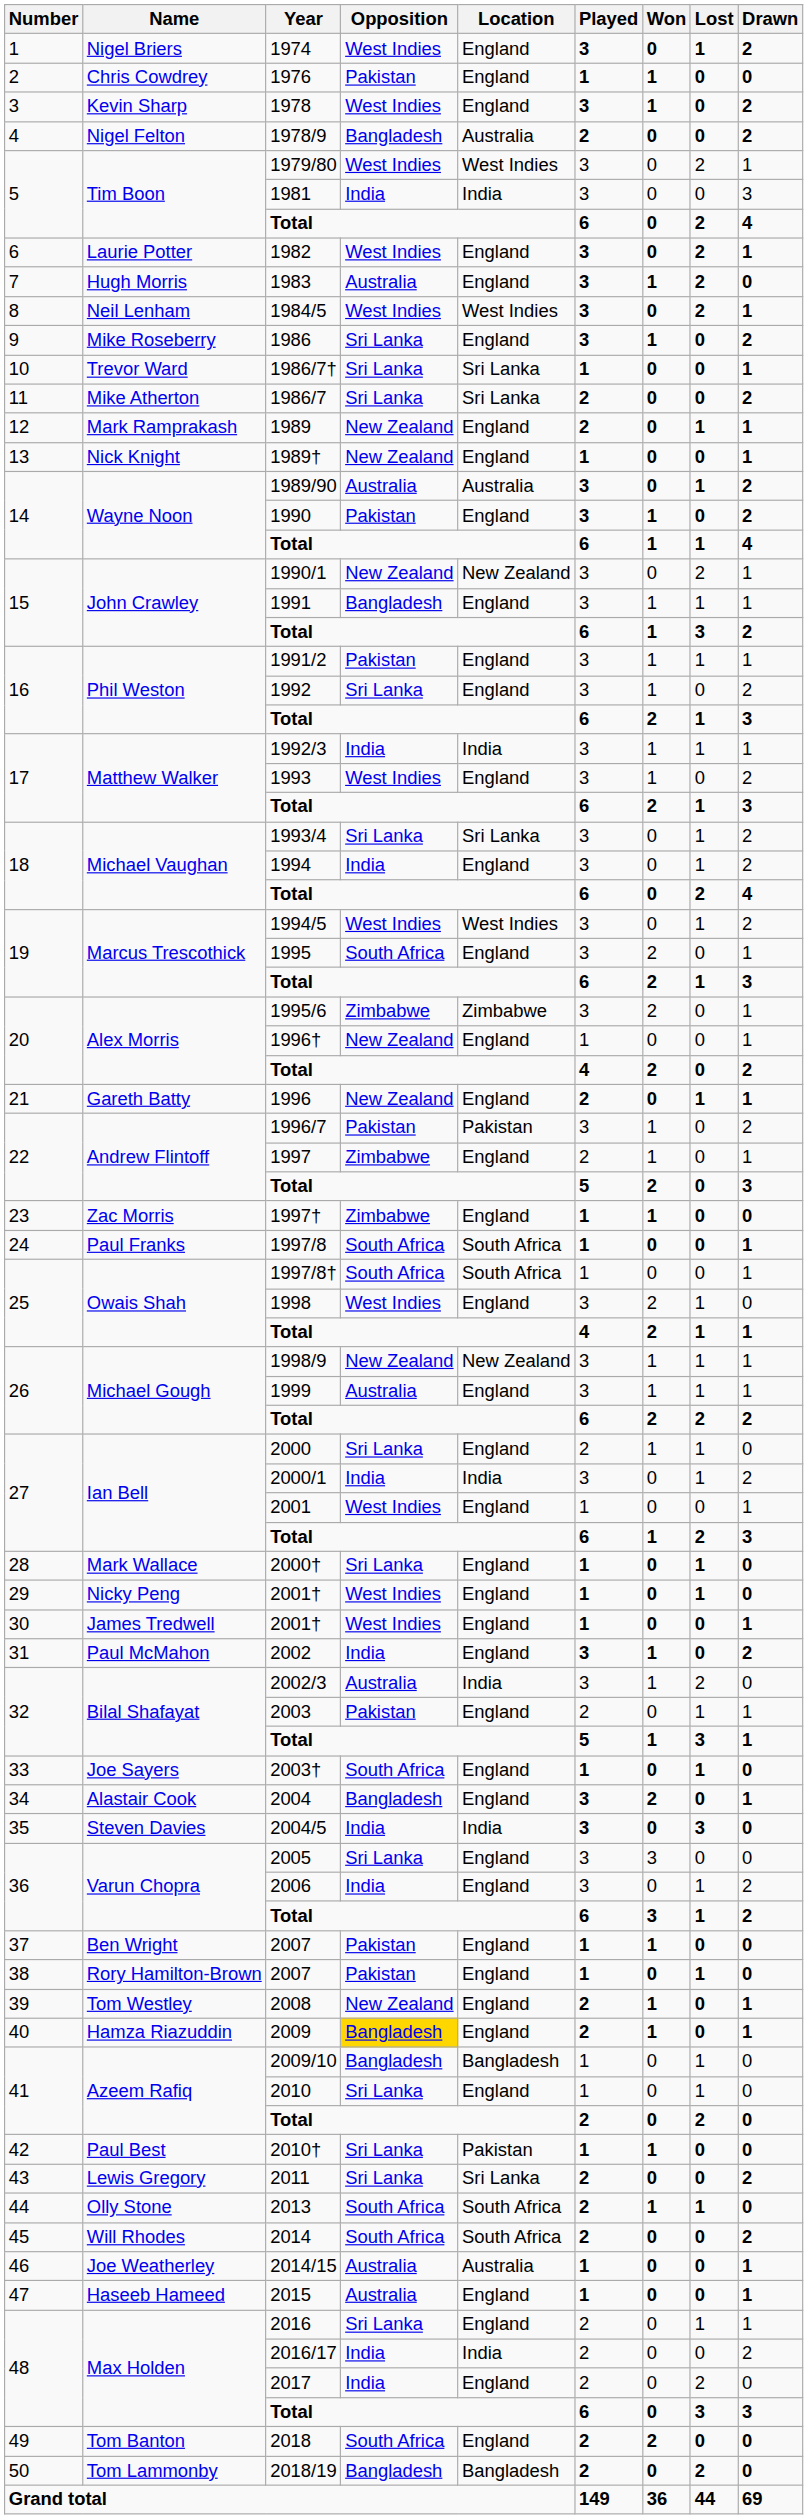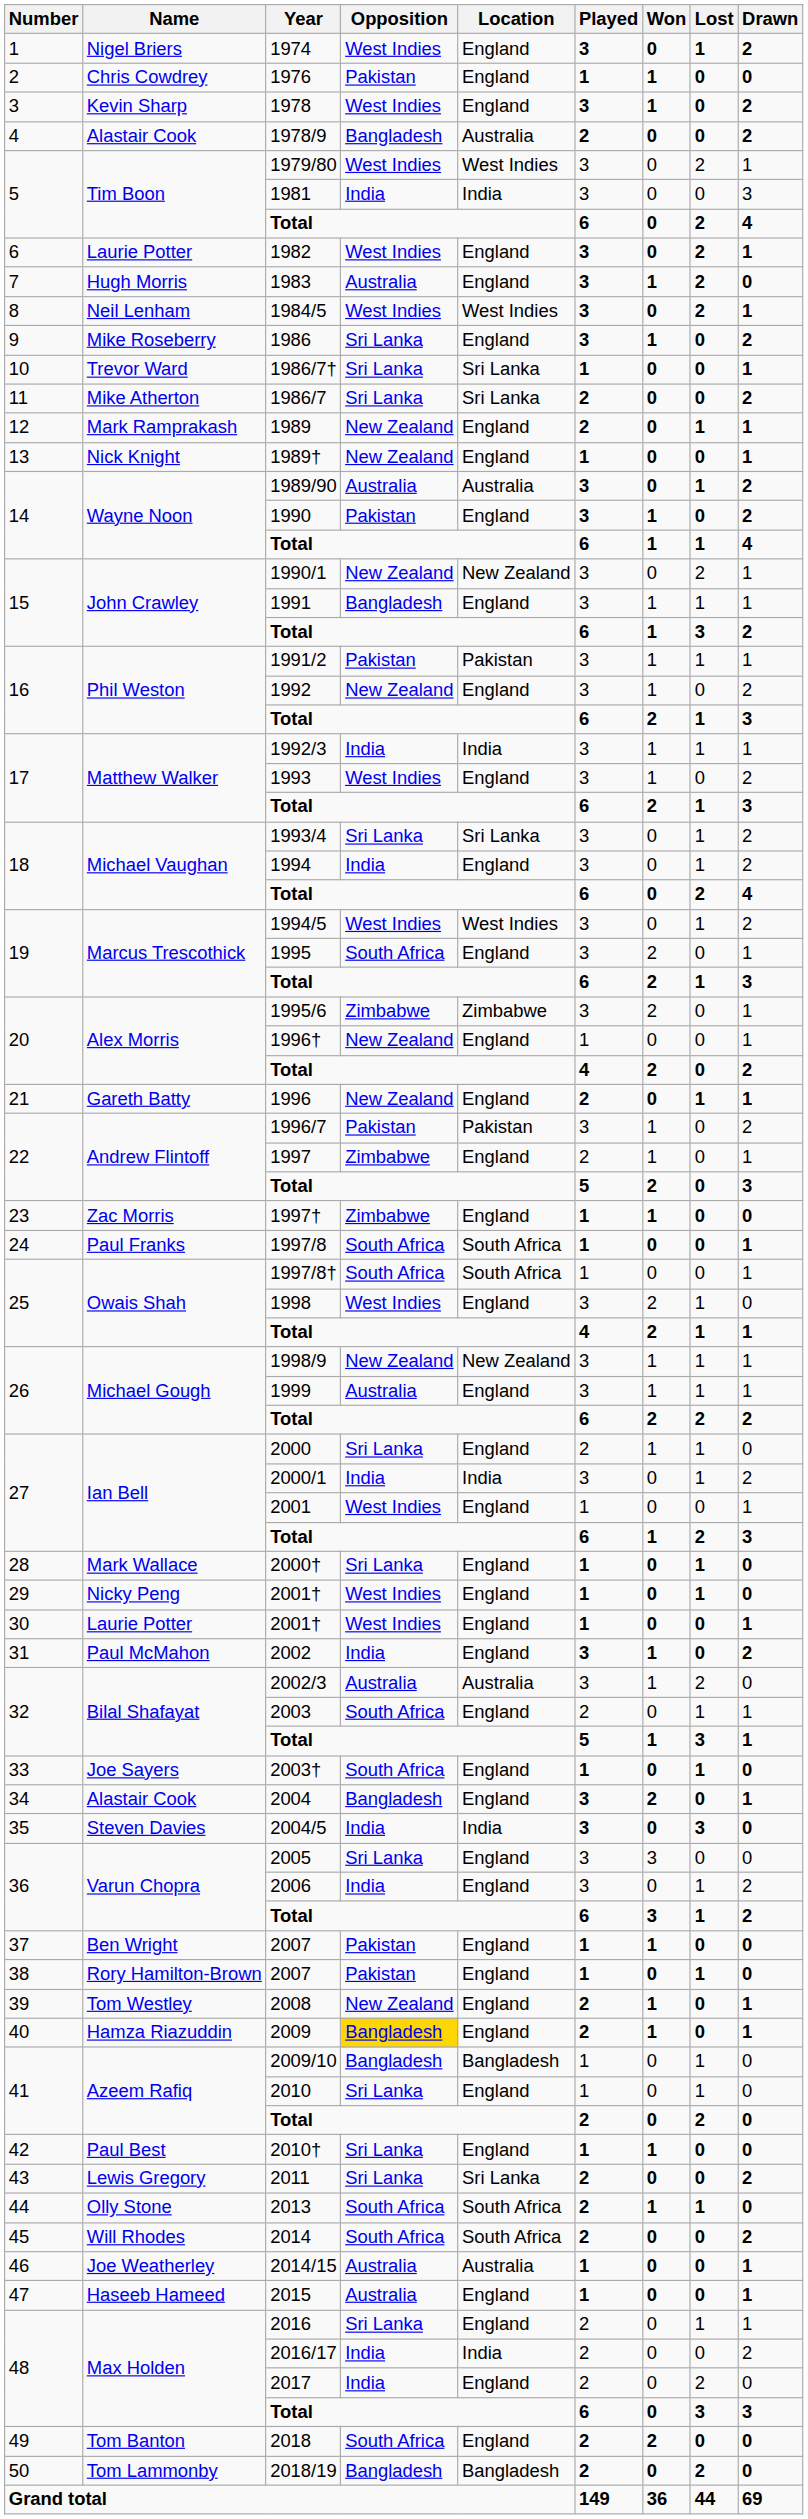(136, 135) Nigel Felton -> (142, 135) Alastair Cook
(496, 661) England -> (497, 661) Pakistan
(384, 690) Sri Lanka -> (399, 690) New Zealand
(151, 1624) James Tredwell -> (139, 1624) Laurie Potter
(482, 1682) India -> (498, 1682) Australia
(380, 1711) Pakistan -> (395, 1711) South Africa
(497, 2149) Pakistan -> (496, 2149) England
